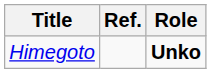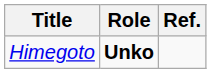columns swapped: (176, 20) <-> (123, 20)
